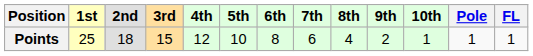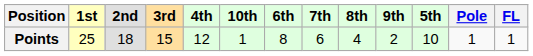columns swapped: (238, 16) <-> (427, 16)
